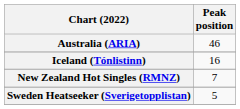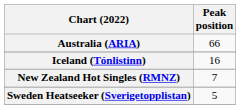(214, 43) 46 -> (214, 43) 66
